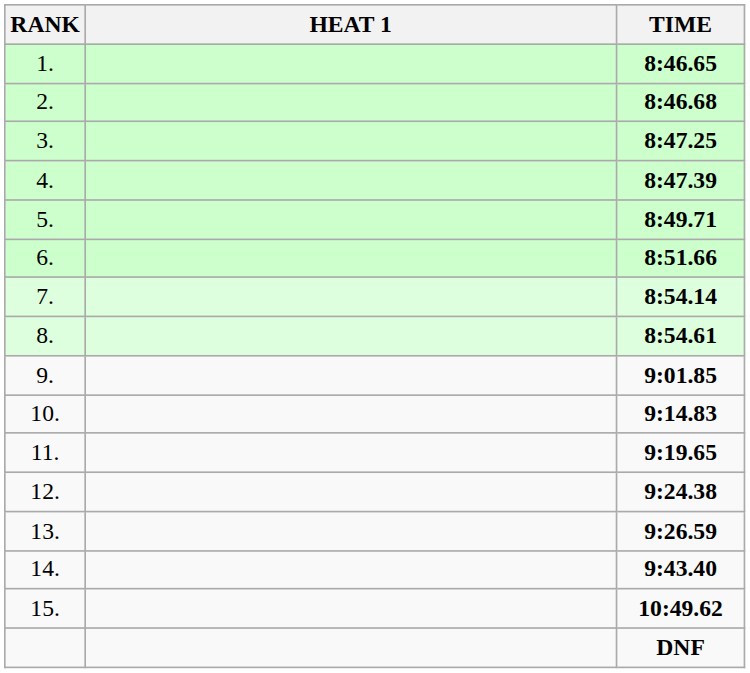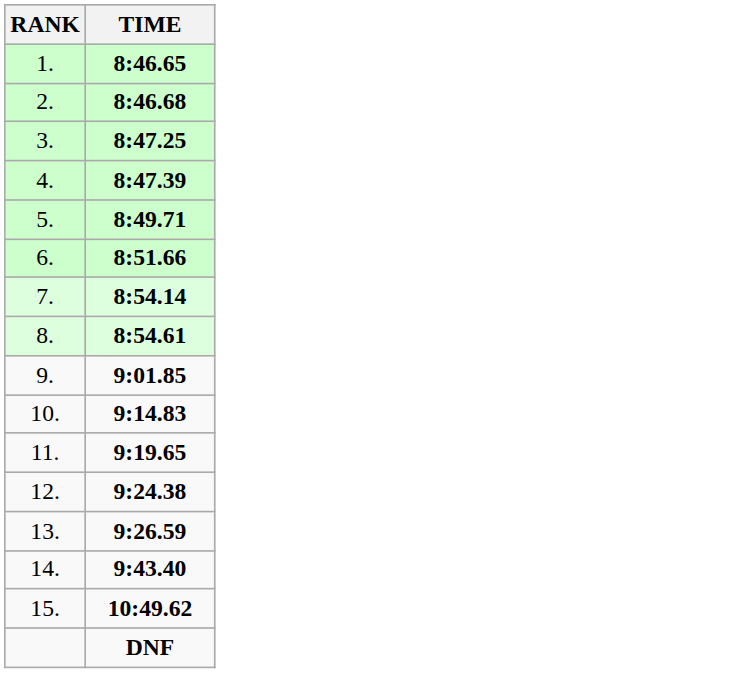- column: (351, 24)
